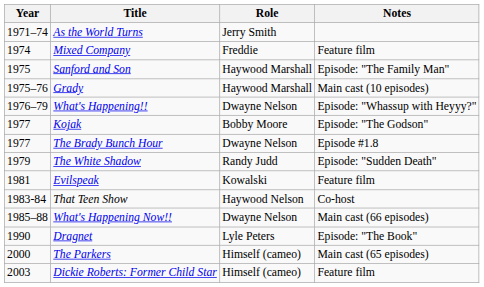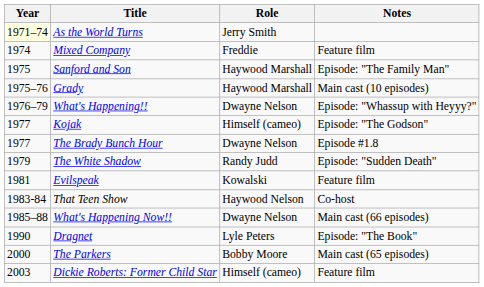(27, 32) no background -> (27, 32) lightyellow background
(255, 124) Bobby Moore -> (262, 124) Himself (cameo)
(262, 254) Himself (cameo) -> (255, 254) Bobby Moore
